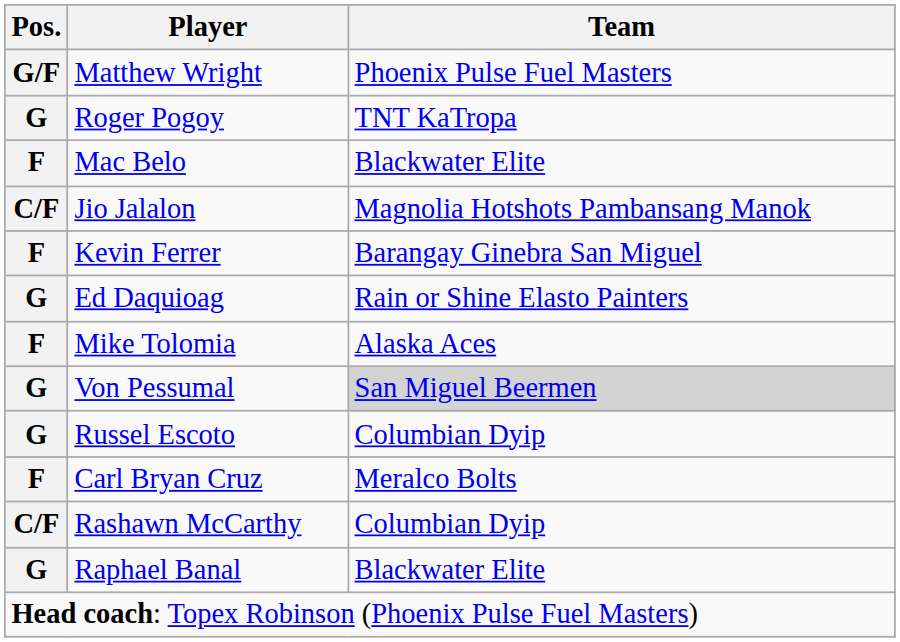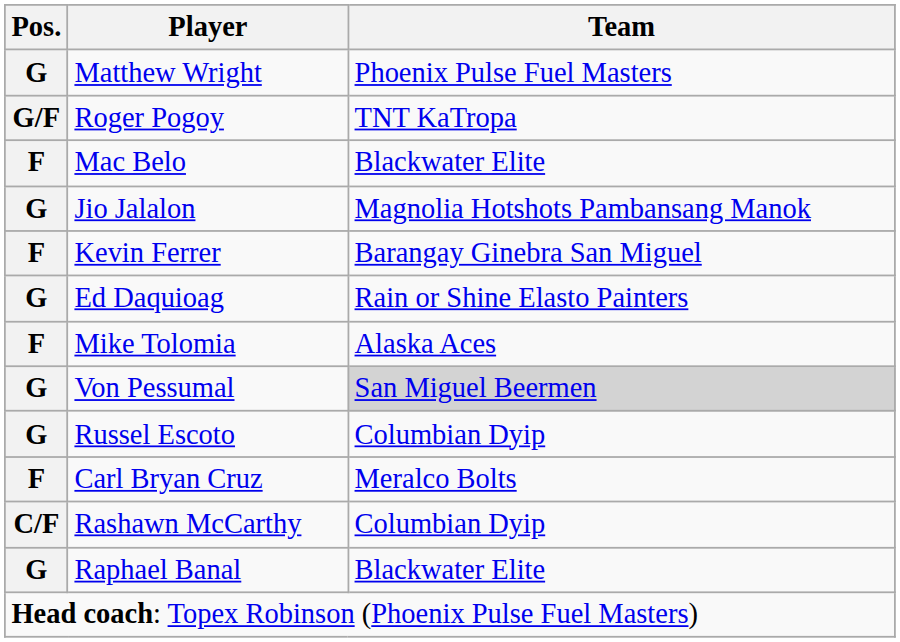(36, 72) G/F -> (36, 72) G
(36, 117) G -> (36, 117) G/F
(36, 207) C/F -> (36, 207) G
